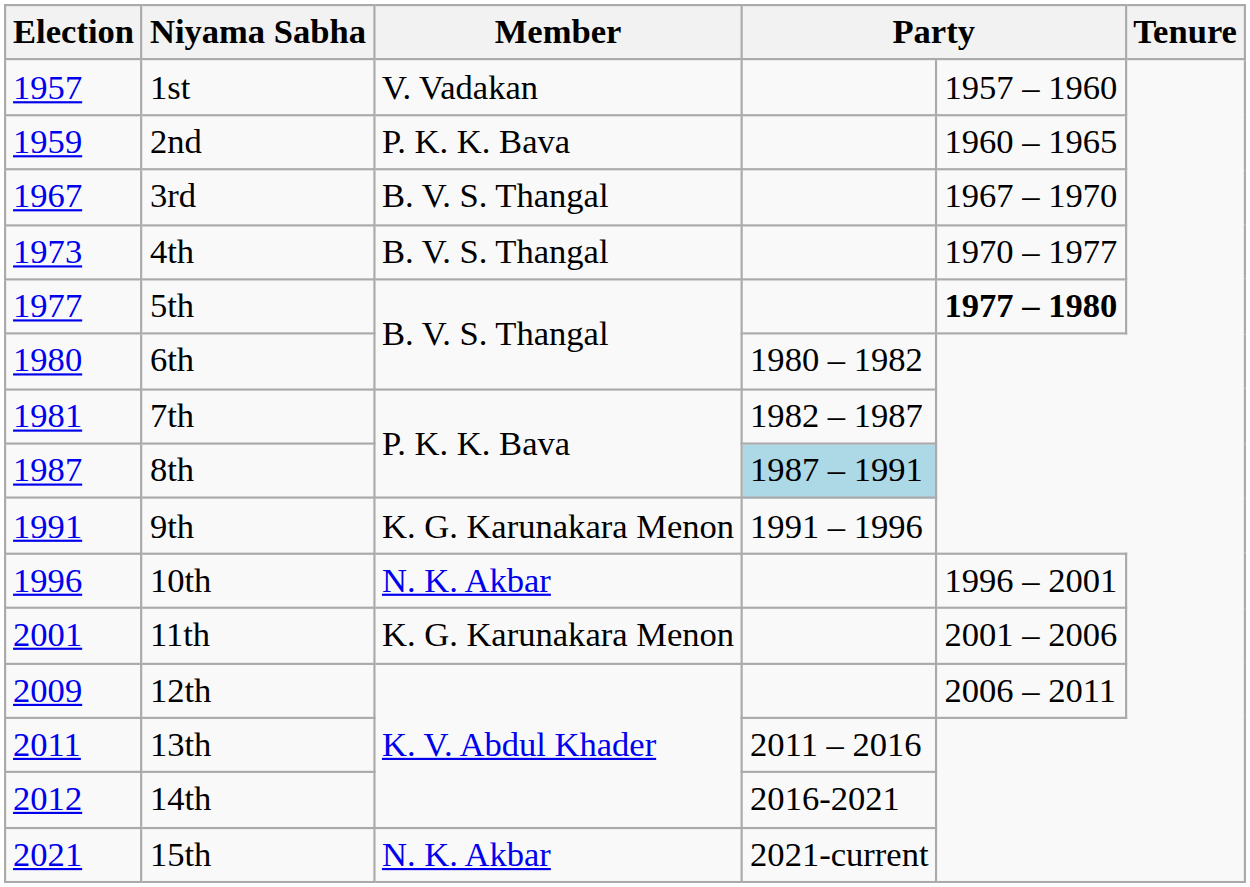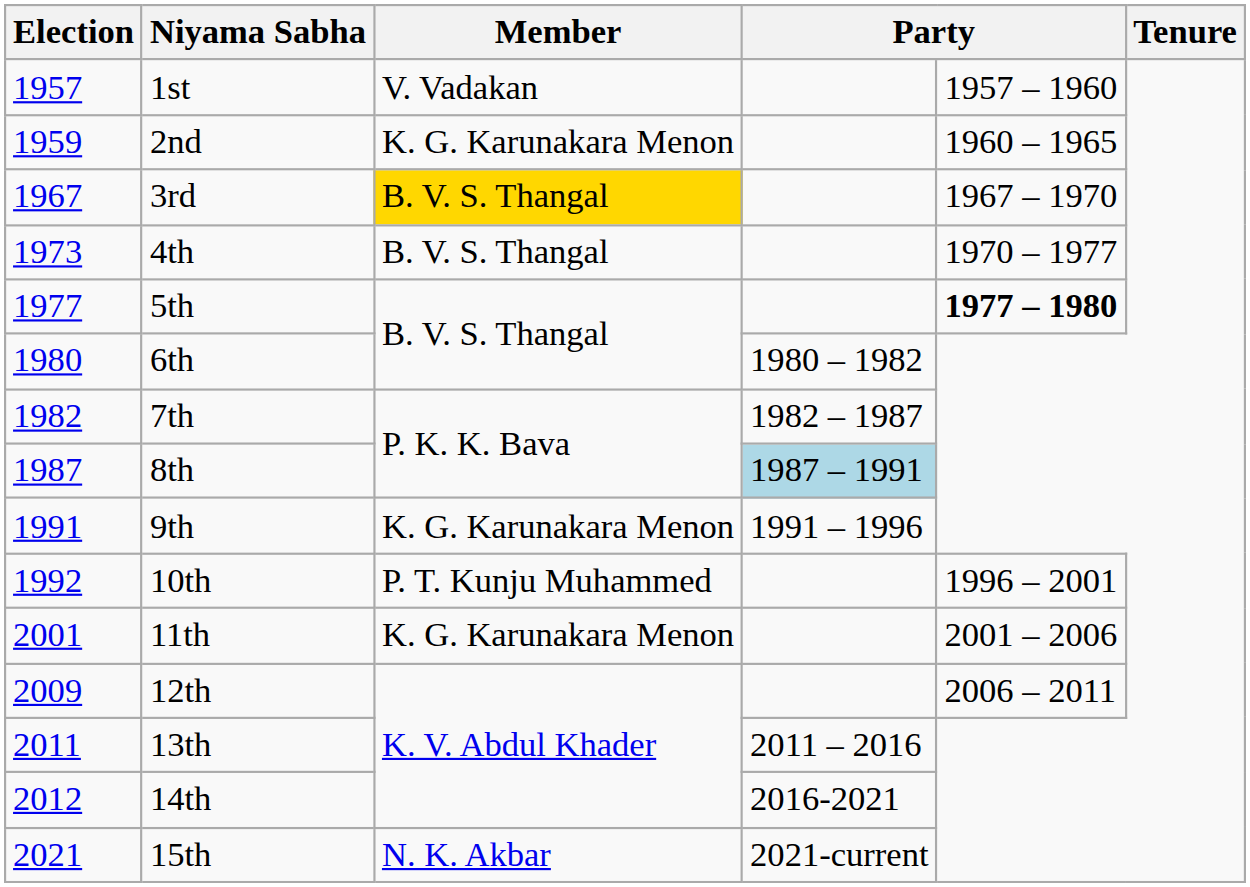(476, 141) P. K. K. Bava -> (558, 141) K. G. Karunakara Menon
(495, 196) no background -> (495, 196) gold background
(48, 415) 1981 -> (48, 415) 1982
(48, 580) 1996 -> (48, 580) 1992
(466, 580) N. K. Akbar -> (547, 580) P. T. Kunju Muhammed
